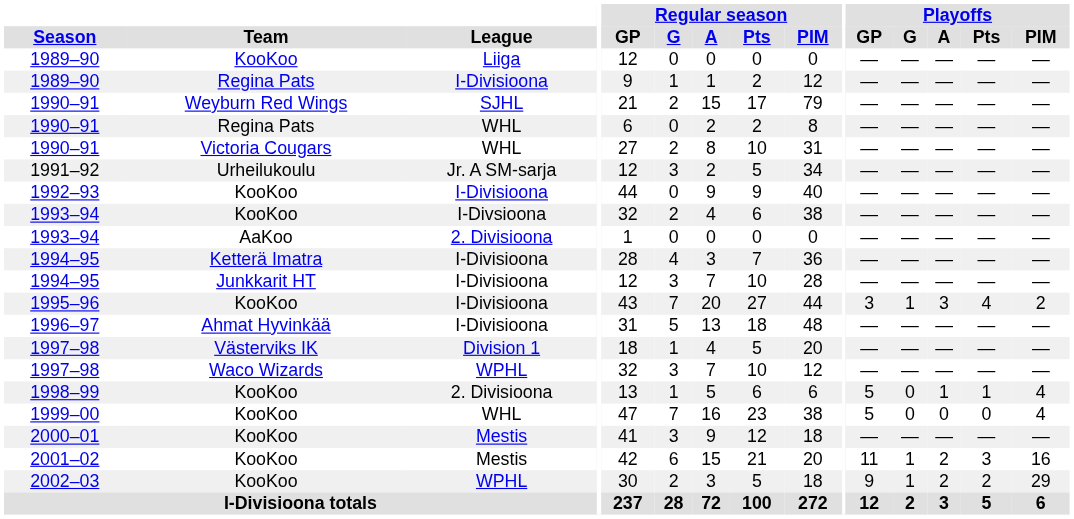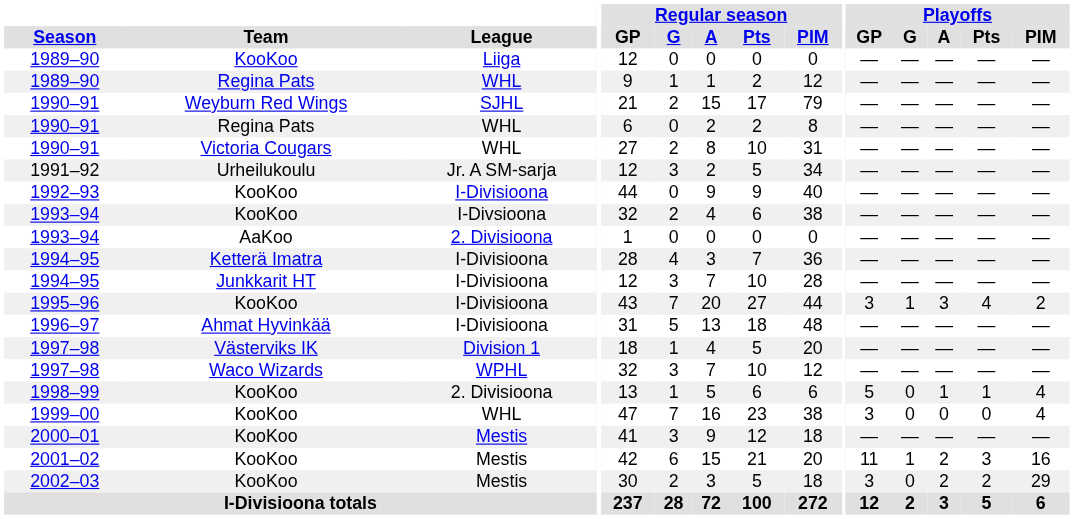(502, 81) I-Divisioona -> (502, 81) WHL
(869, 414) 5 -> (869, 414) 3
(502, 481) WPHL -> (502, 481) Mestis
(869, 481) 9 -> (869, 481) 3
(910, 481) 1 -> (910, 481) 0
